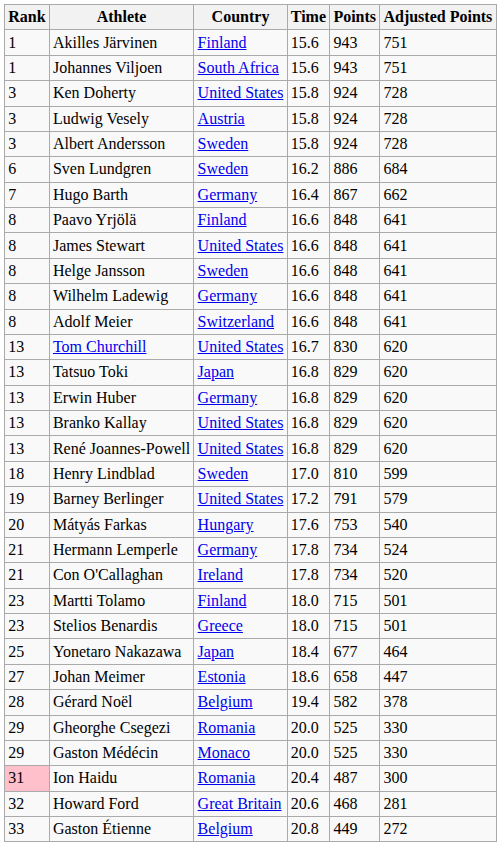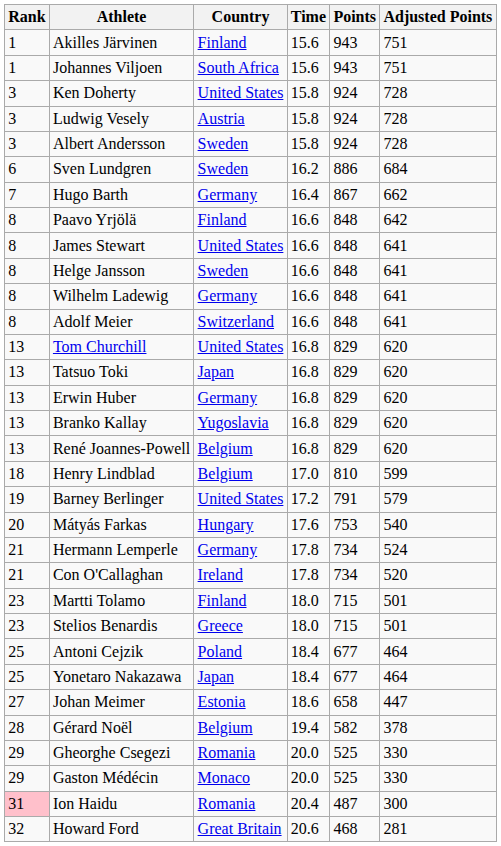(395, 220) 641 -> (395, 220) 642
(305, 347) 16.7 -> (305, 347) 16.8
(345, 347) 830 -> (345, 347) 829
(240, 423) United States -> (233, 423) Yugoslavia
(240, 448) United States -> (225, 448) Belgium
(223, 473) Sweden -> (225, 473) Belgium
+ row: (98, 651)
- row: (102, 829)
